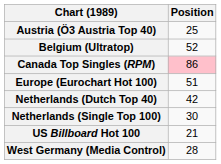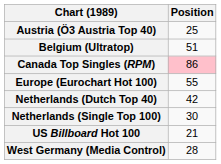(192, 47) 52 -> (192, 47) 51
(192, 82) 51 -> (192, 82) 55
